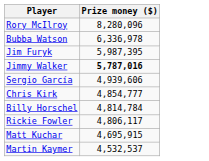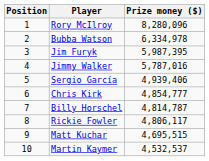+ column: (27, 11)
(120, 39) 6,336,978 -> (164, 39) 6,334,978
(120, 66) bold -> (164, 66) normal
(120, 80) 4,939,606 -> (164, 80) 4,939,406
(120, 108) 4,814,784 -> (164, 108) 4,814,787
(120, 135) 4,695,915 -> (164, 135) 4,695,515
